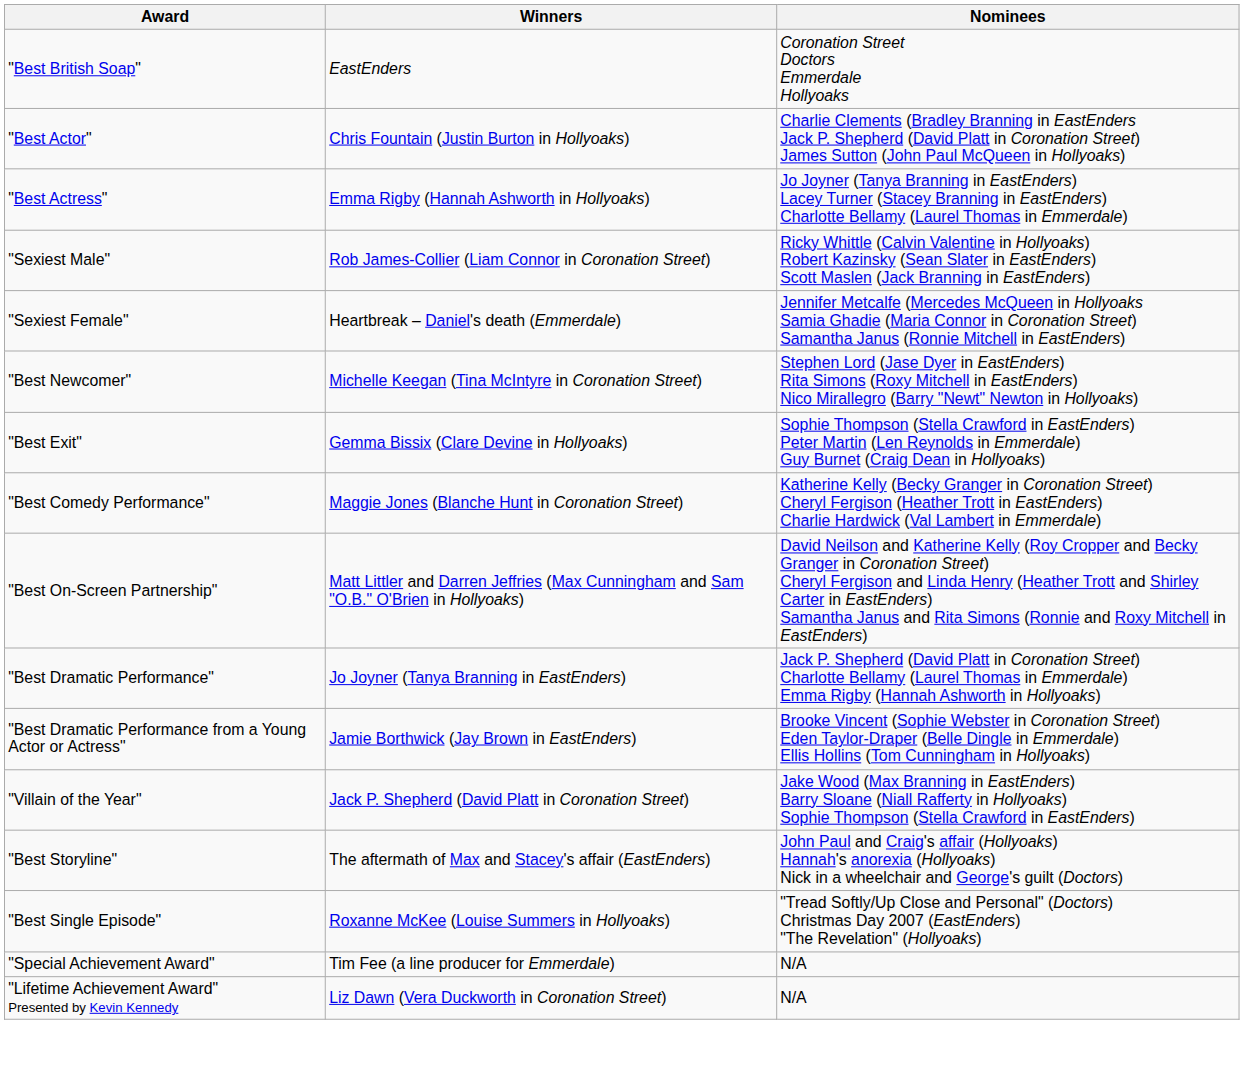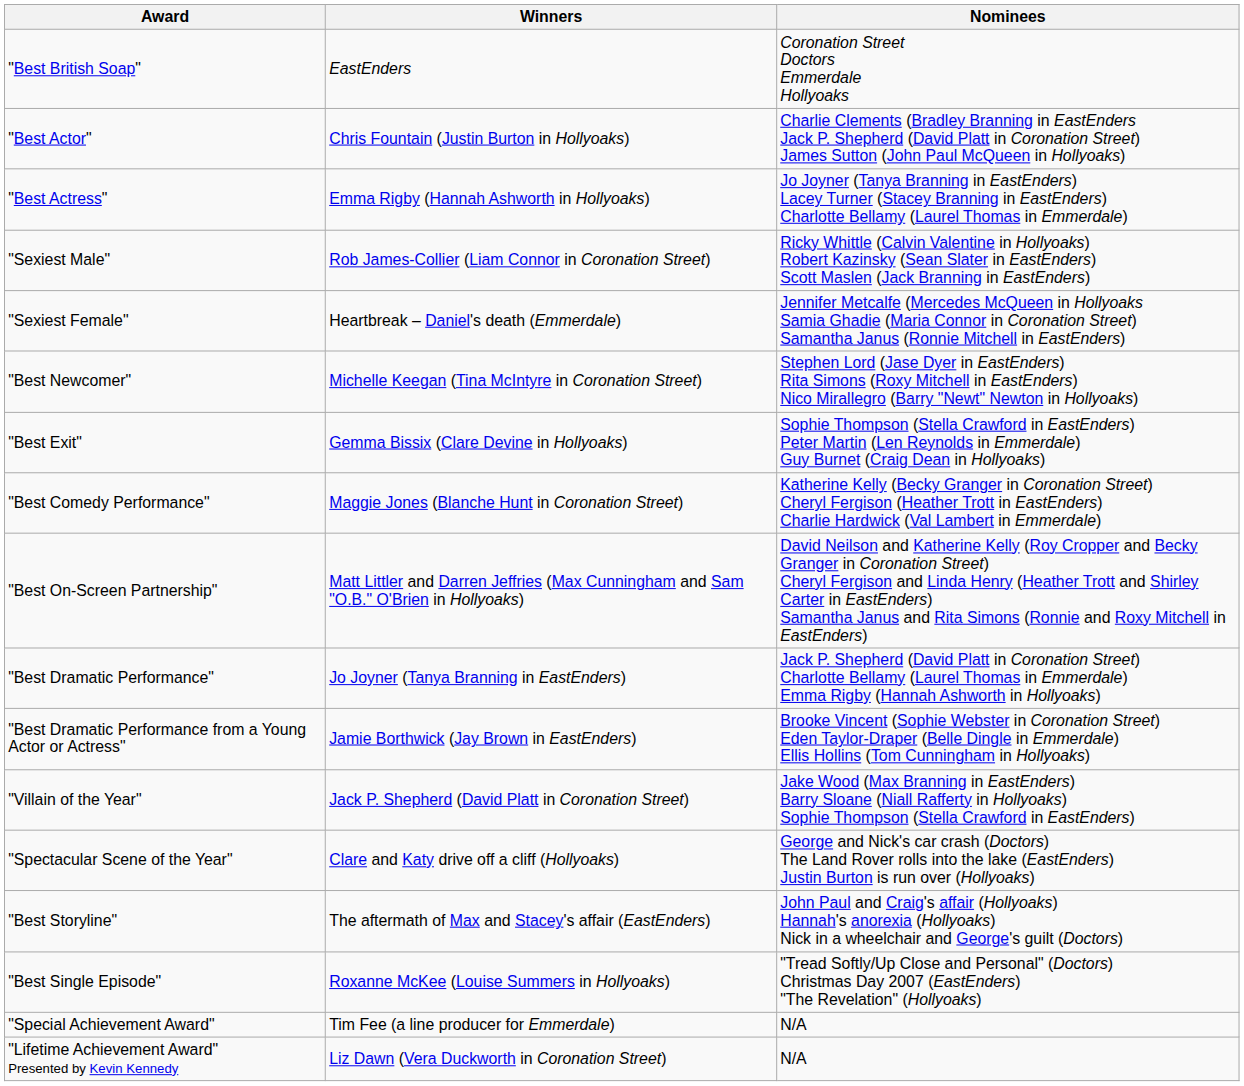+ row: (120, 860)
